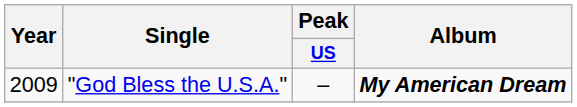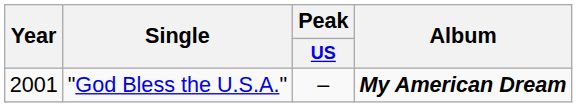(34, 84) 2009 -> (34, 84) 2001
